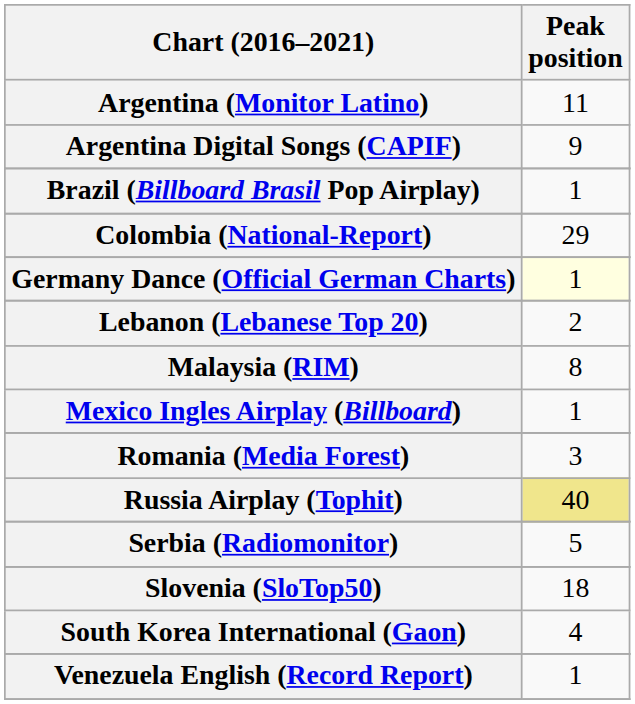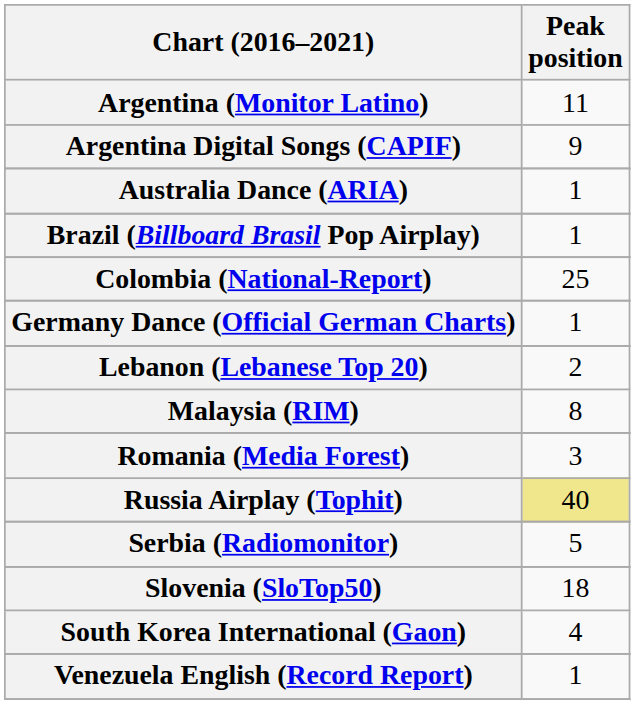+ row: (263, 190)
(575, 234) 29 -> (575, 278) 25
(575, 278) lightyellow background -> (575, 322) no background
- row: (263, 411)
